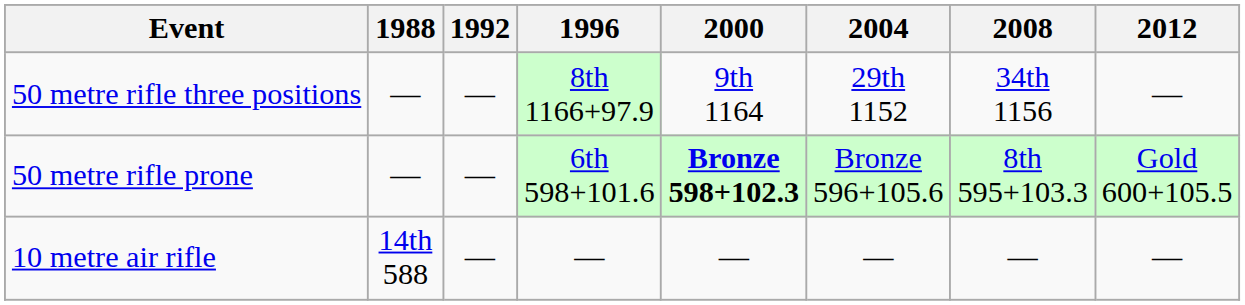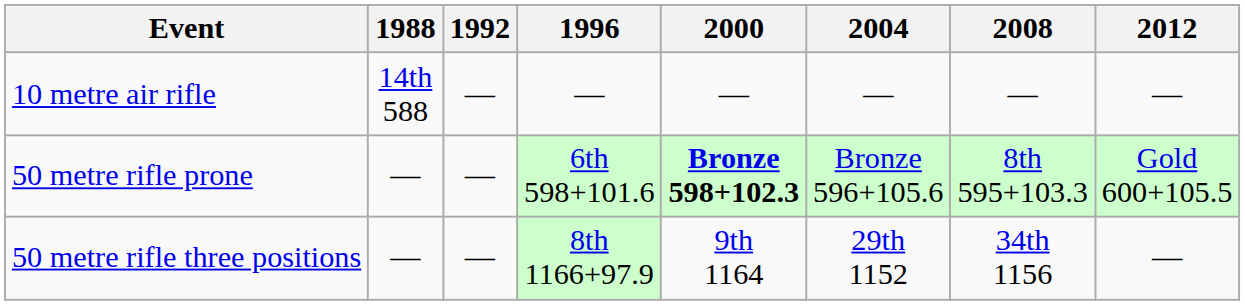rows swapped: (187, 93) <-> (114, 257)
